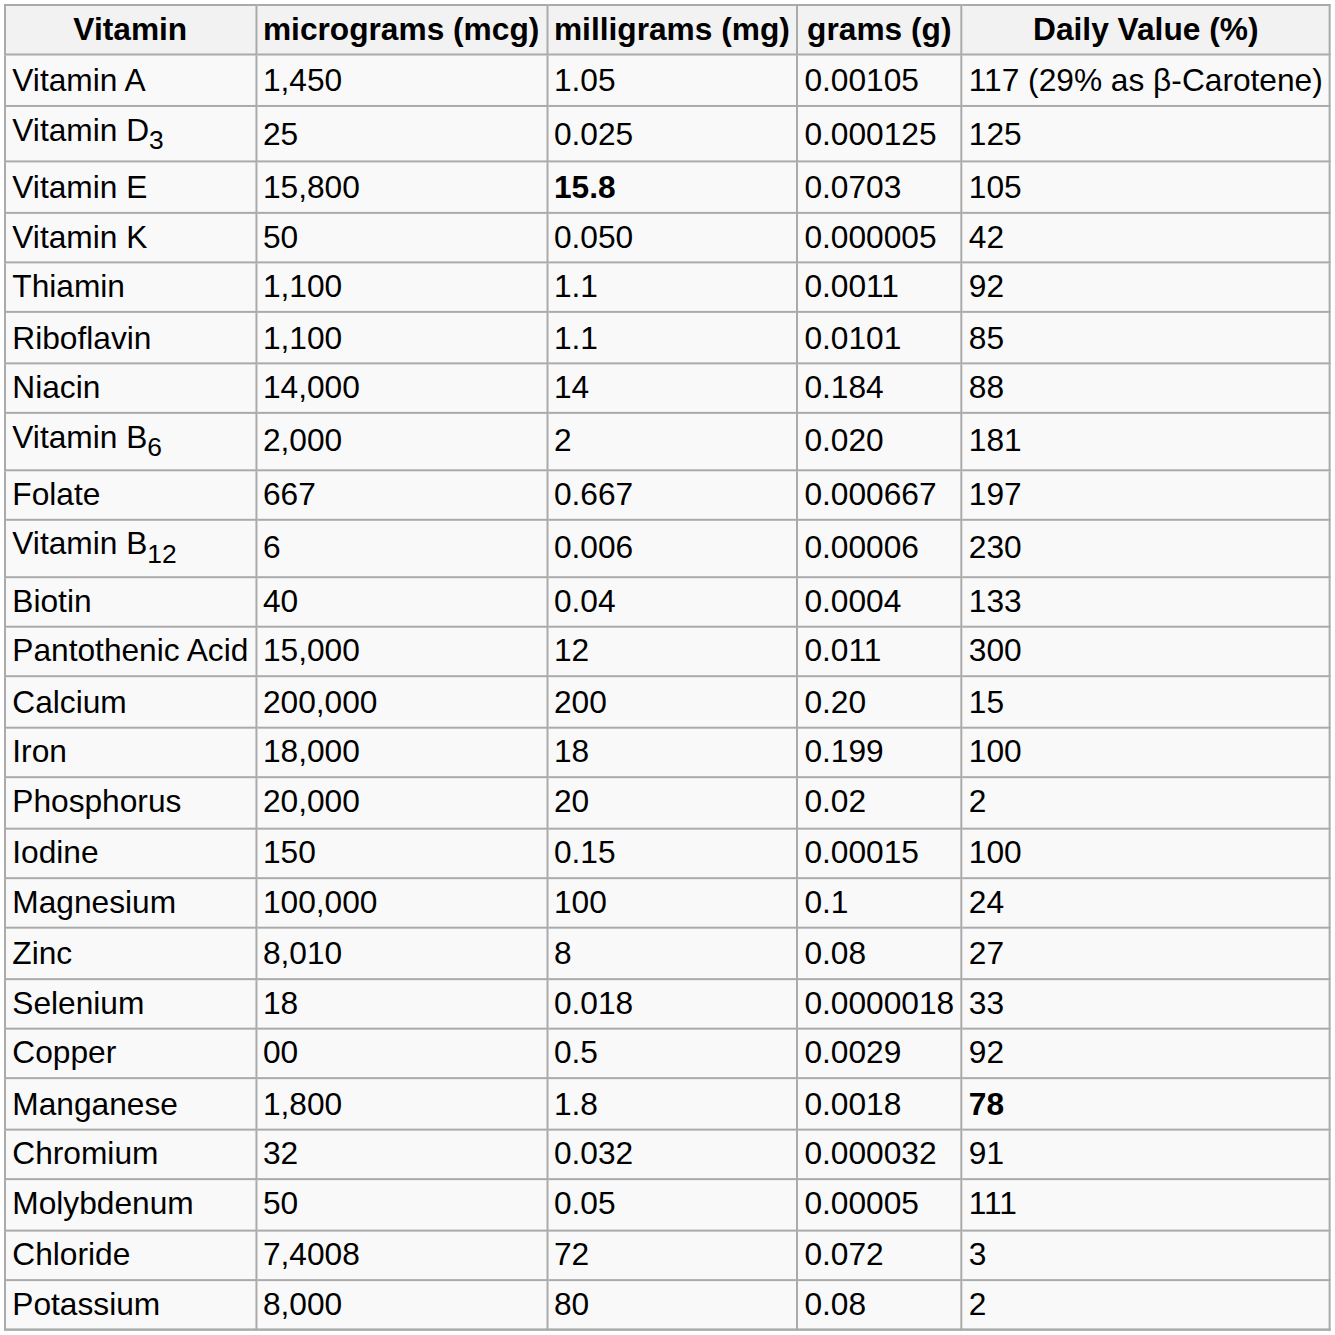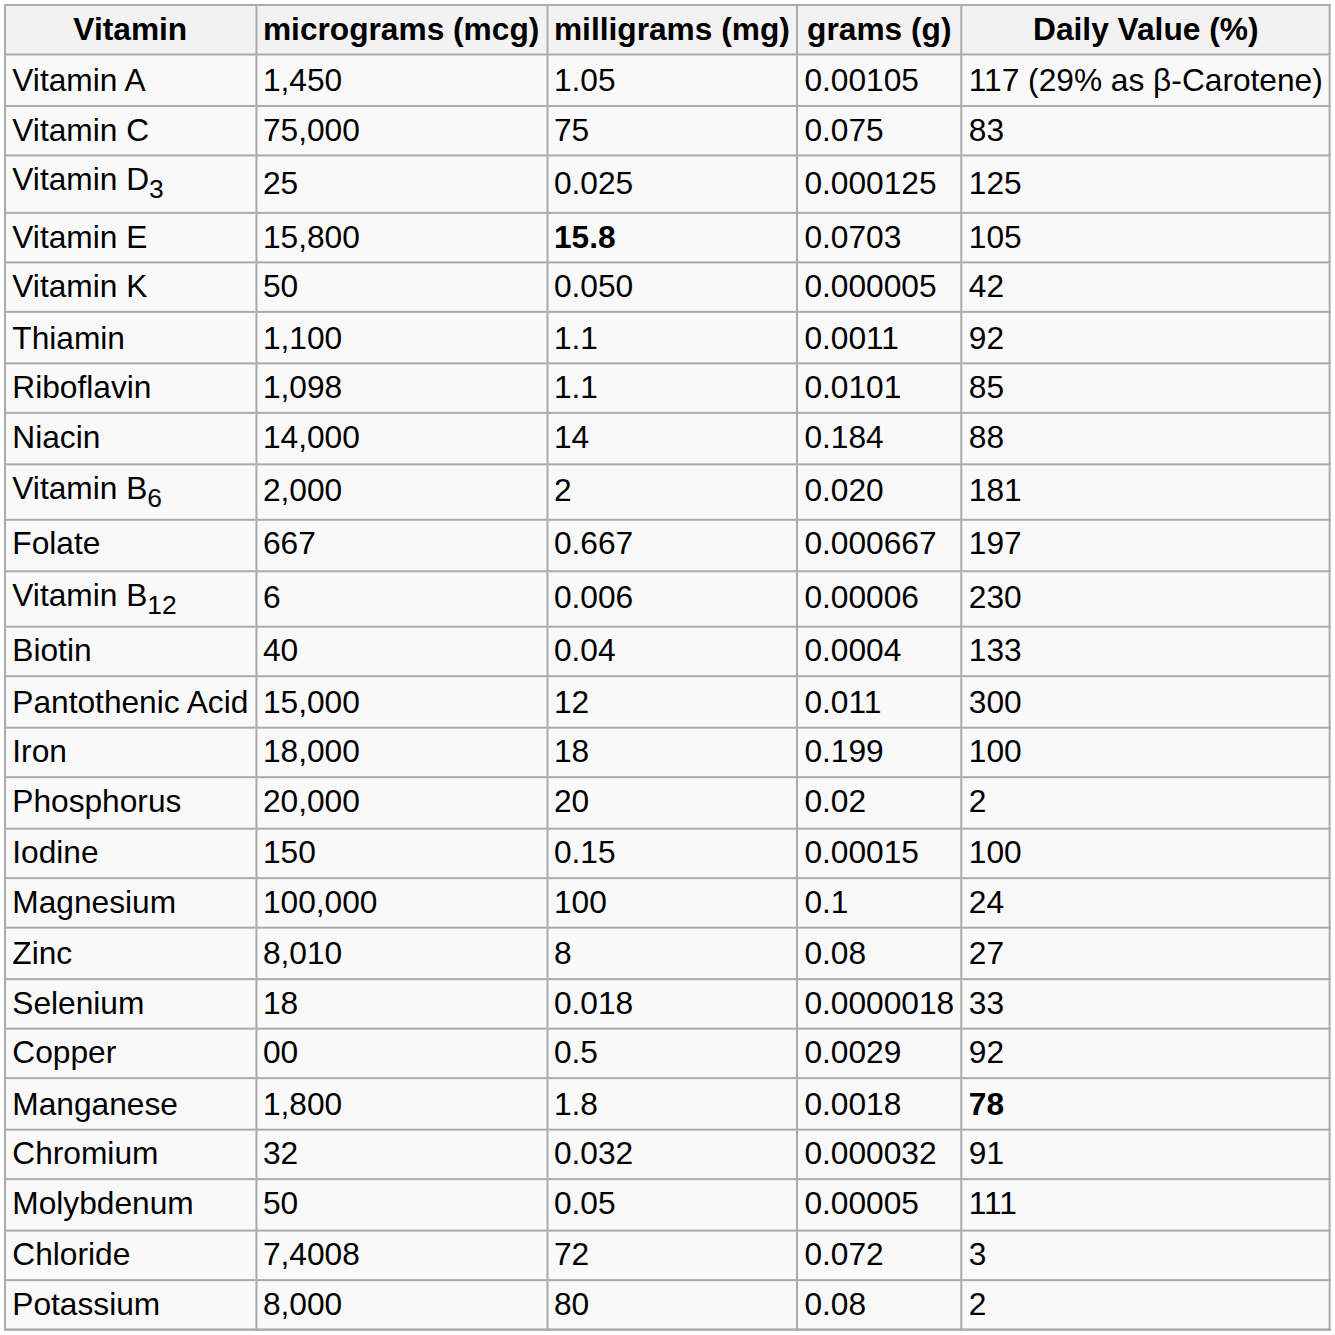+ row: (81, 130)
(303, 337) 1,100 -> (303, 387) 1,098
- row: (70, 701)
